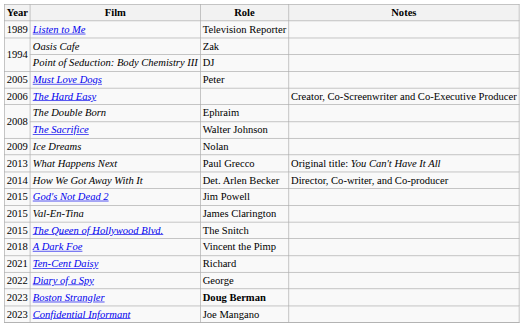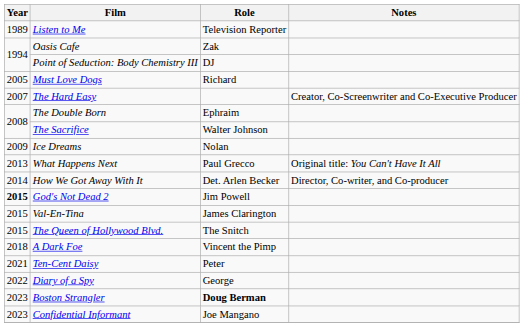(214, 79) Peter -> (219, 79) Richard
(17, 96) 2006 -> (17, 96) 2007
(17, 197) normal -> (17, 197) bold
(219, 264) Richard -> (214, 264) Peter
